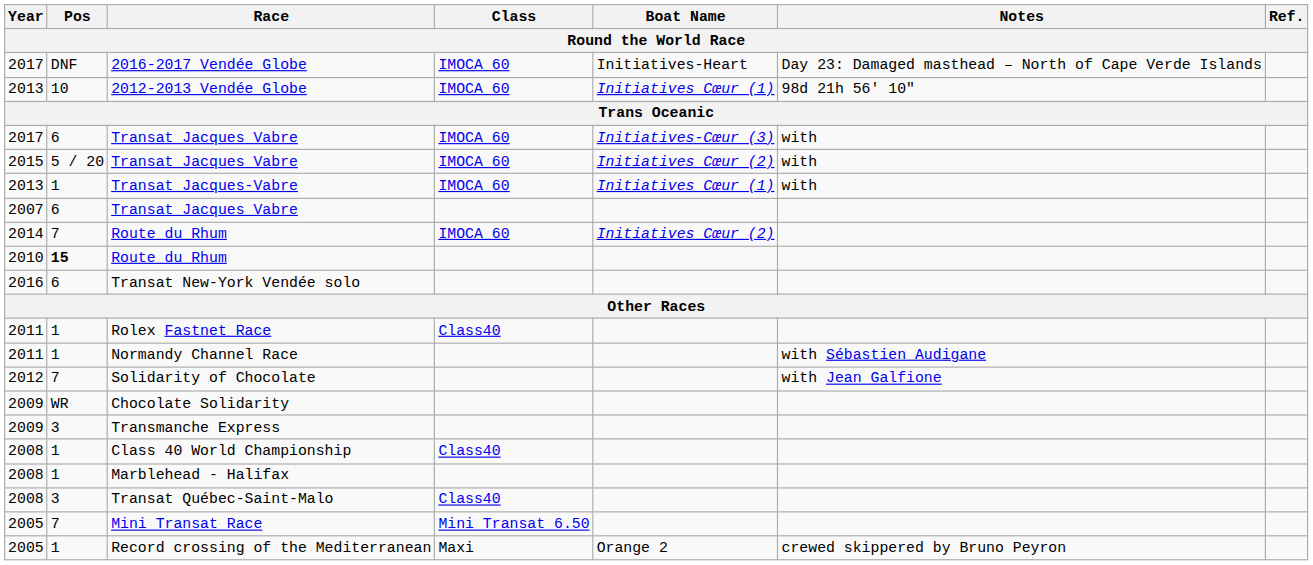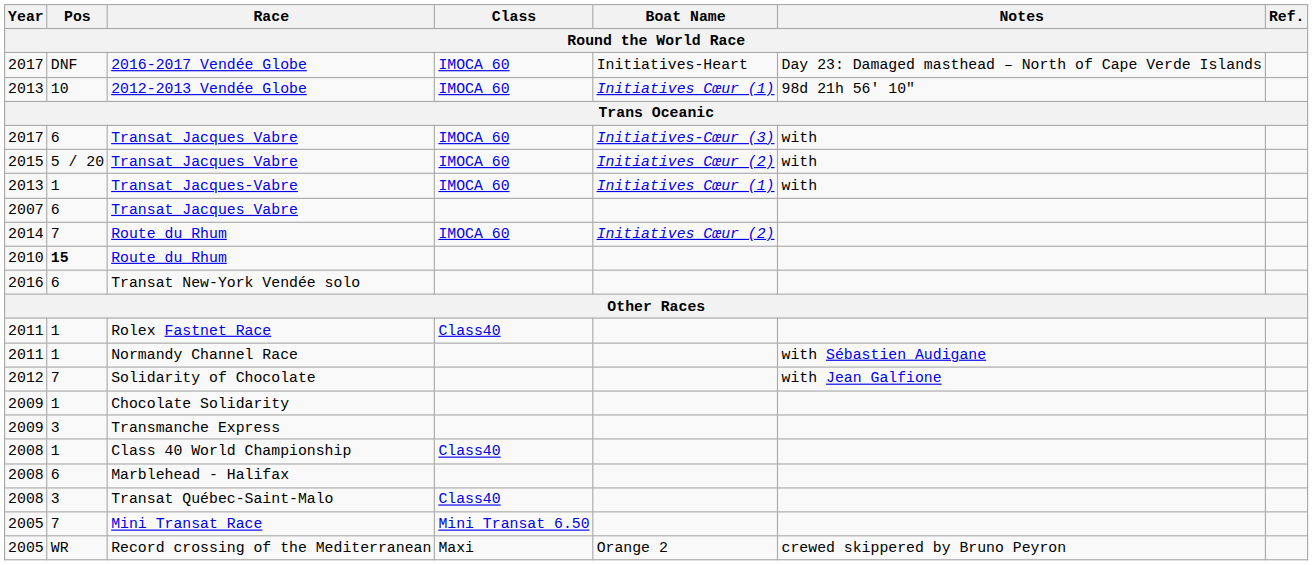(60, 403) WR -> (55, 403) 1
(55, 476) 1 -> (55, 476) 6
(55, 548) 1 -> (60, 548) WR
